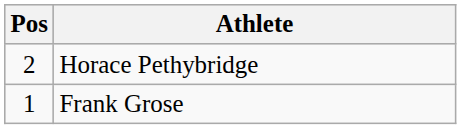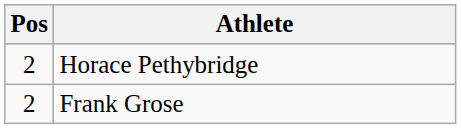(29, 103) 1 -> (29, 103) 2
